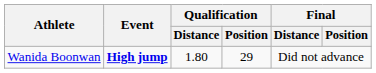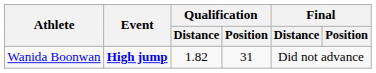(196, 57) 1.80 -> (196, 57) 1.82
(246, 57) 29 -> (246, 57) 31
